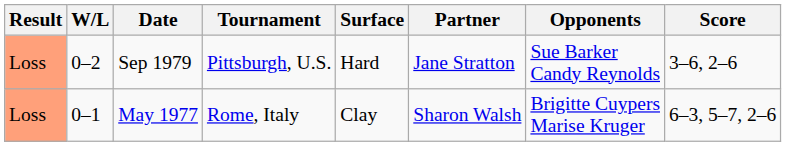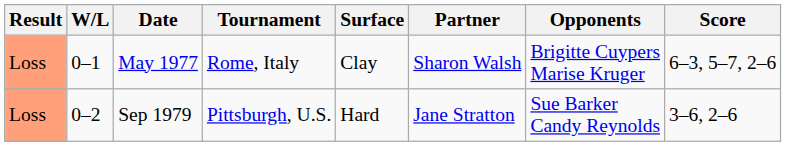rows swapped: (158, 114) <-> (155, 61)
